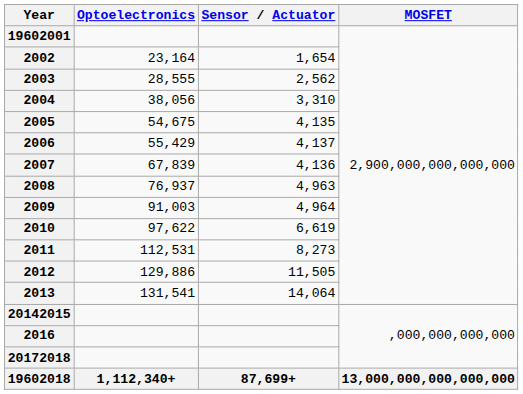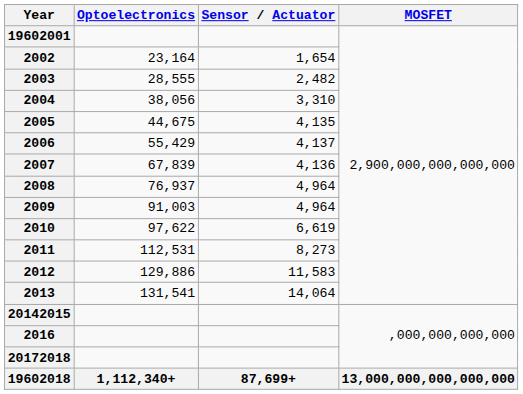(316, 79) 2,562 -> (316, 79) 2,482
(171, 122) 54,675 -> (171, 122) 44,675
(316, 186) 4,963 -> (316, 186) 4,964
(312, 272) 11,505 -> (312, 272) 11,583
